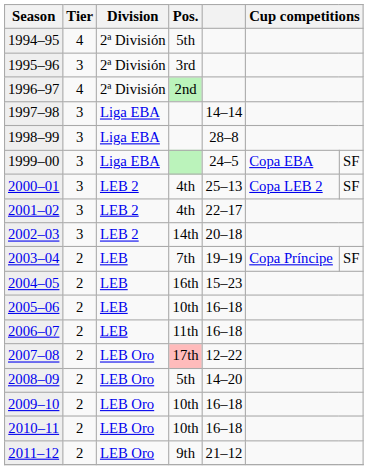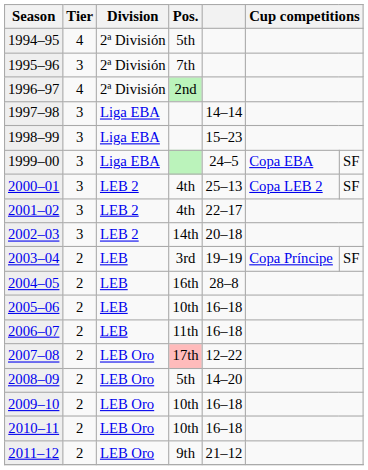(186, 64) 3rd -> (186, 64) 7th
(224, 137) 28–8 -> (224, 137) 15–23
(186, 258) 7th -> (186, 258) 3rd
(224, 282) 15–23 -> (224, 282) 28–8
